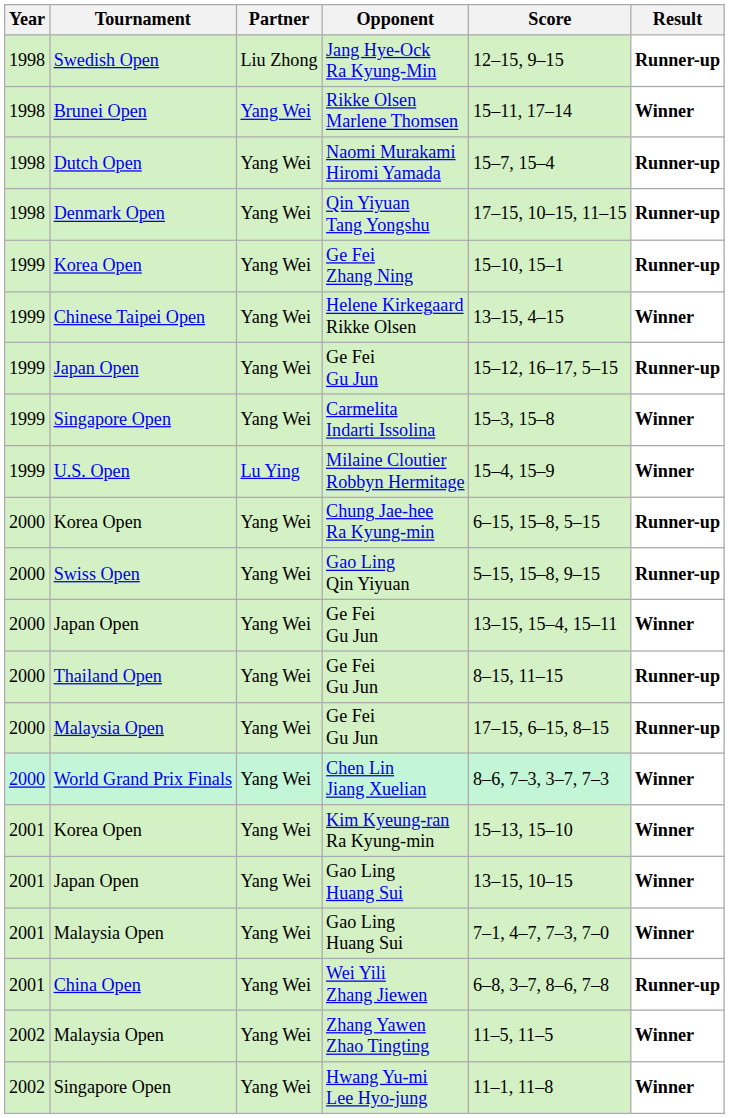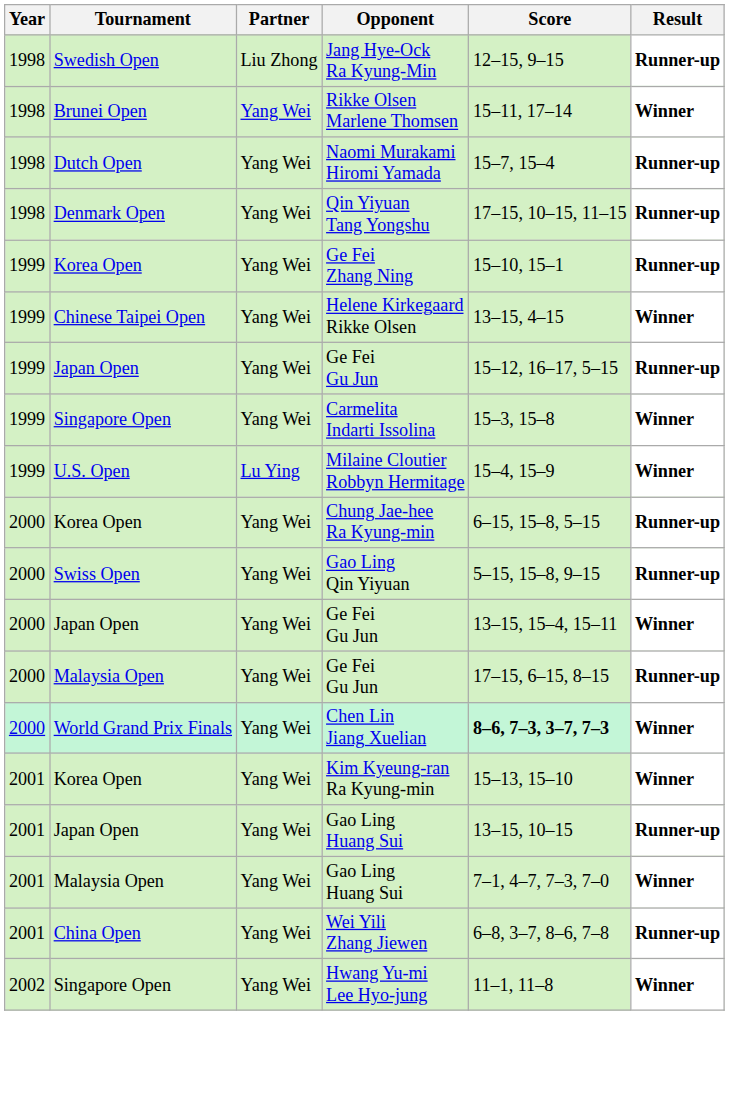- row: (108, 676)
(541, 779) normal -> (541, 727) bold
(665, 882) Winner -> (678, 830) Runner-up
- row: (109, 1036)
